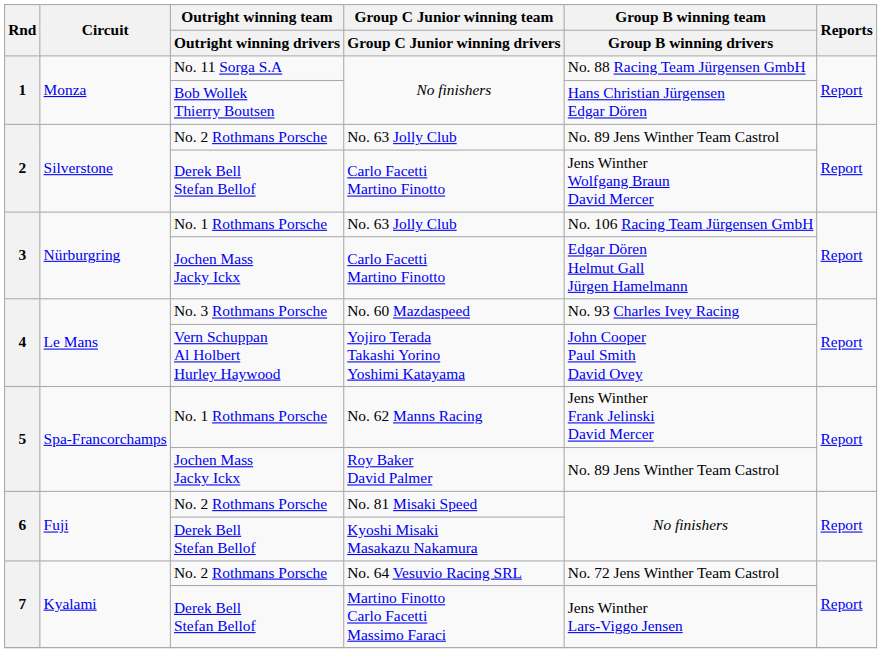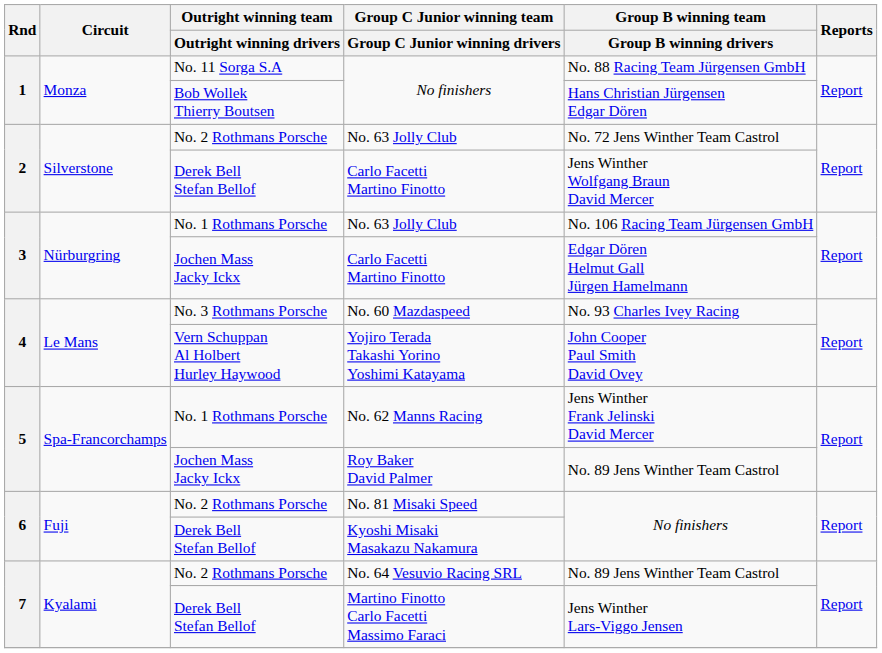(674, 137) No. 89 Jens Winther Team Castrol -> (674, 137) No. 72 Jens Winther Team Castrol
(674, 573) No. 72 Jens Winther Team Castrol -> (674, 573) No. 89 Jens Winther Team Castrol
